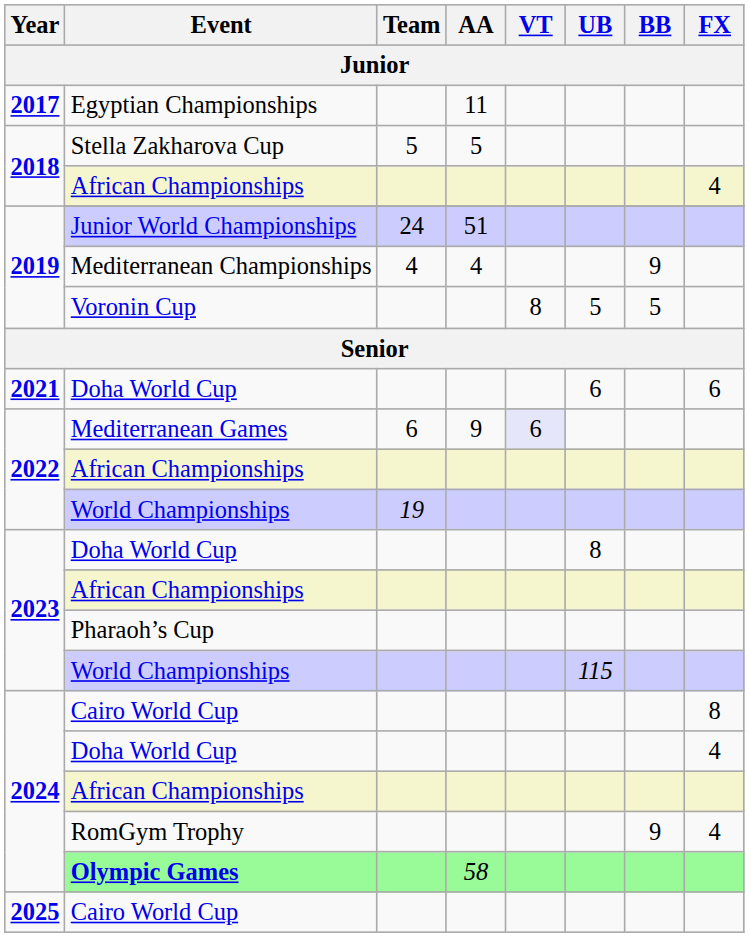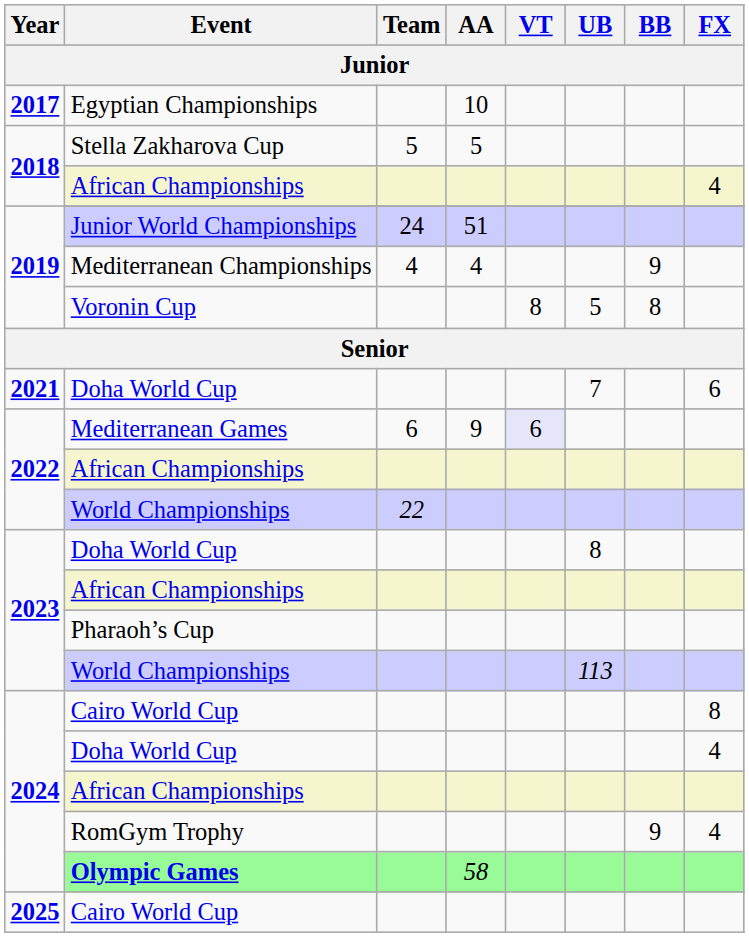(476, 105) 11 -> (476, 105) 10
(655, 307) 5 -> (655, 307) 8
(595, 388) 6 -> (595, 388) 7
(412, 509) 19 -> (412, 509) 22
(595, 670) 115 -> (595, 670) 113
